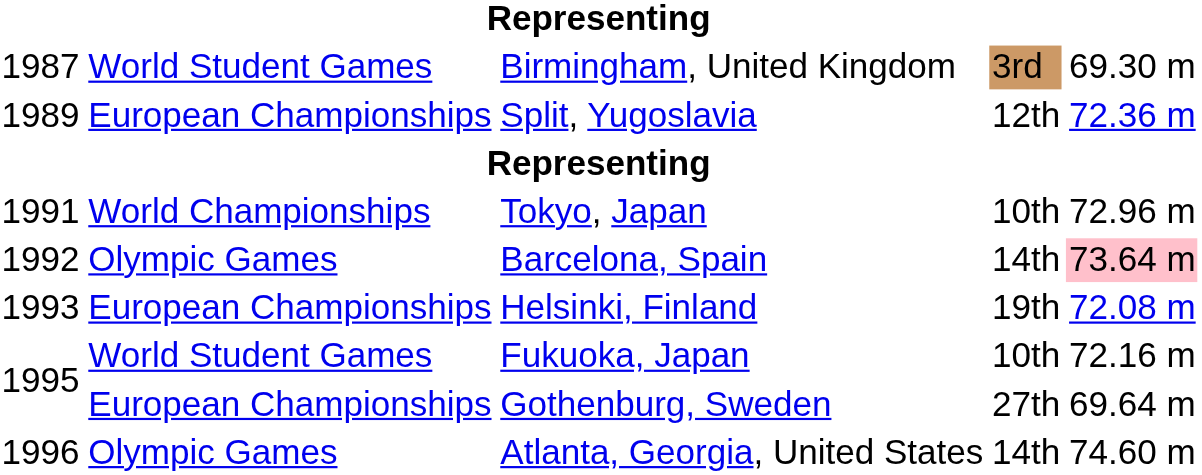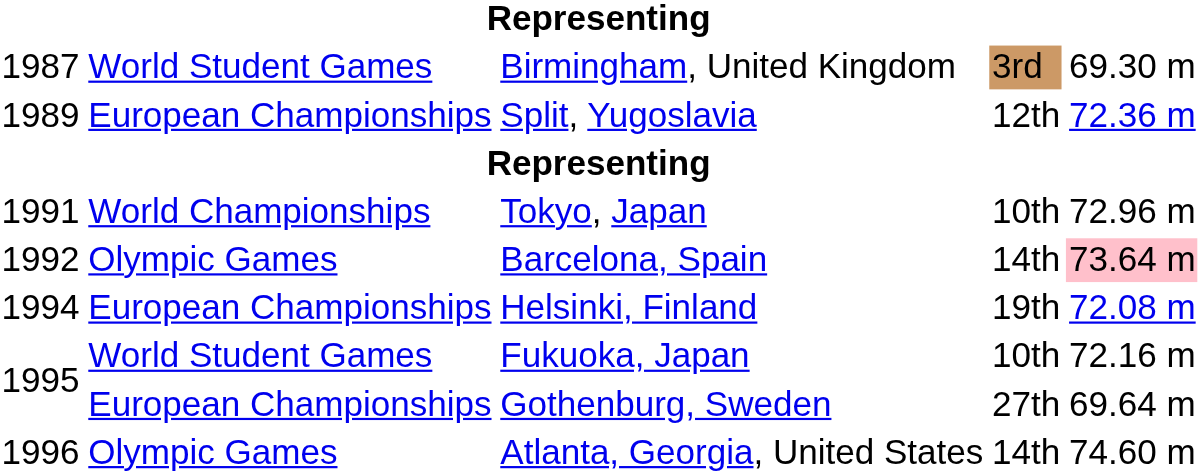(41, 307) 1993 -> (41, 307) 1994
